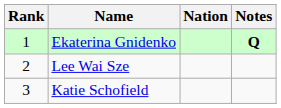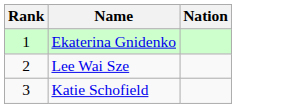- column: (254, 16)
